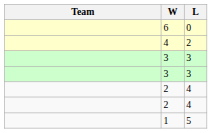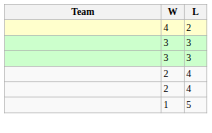- row: (166, 27)
